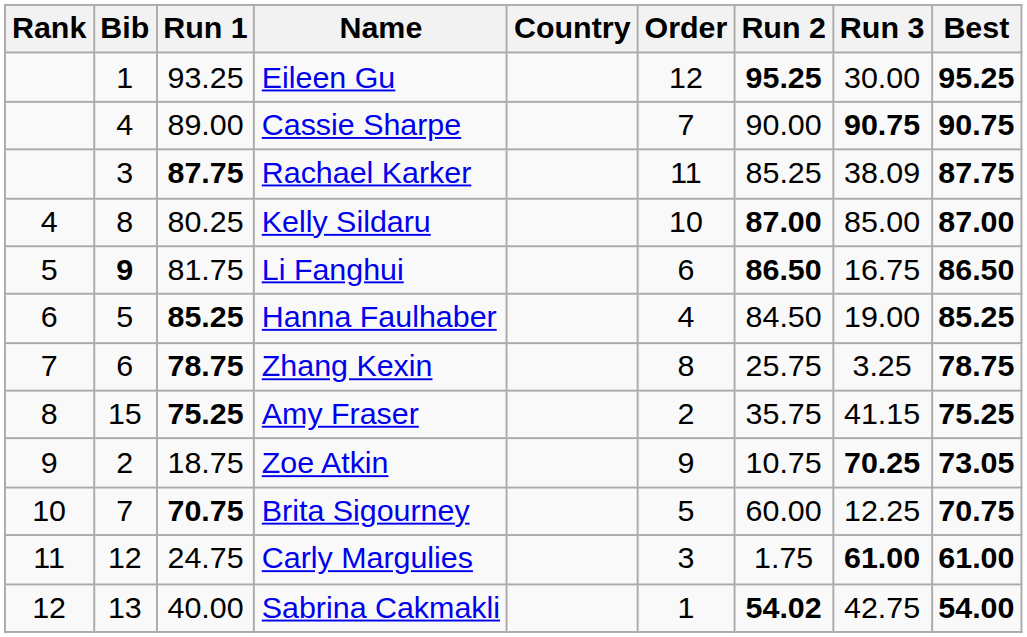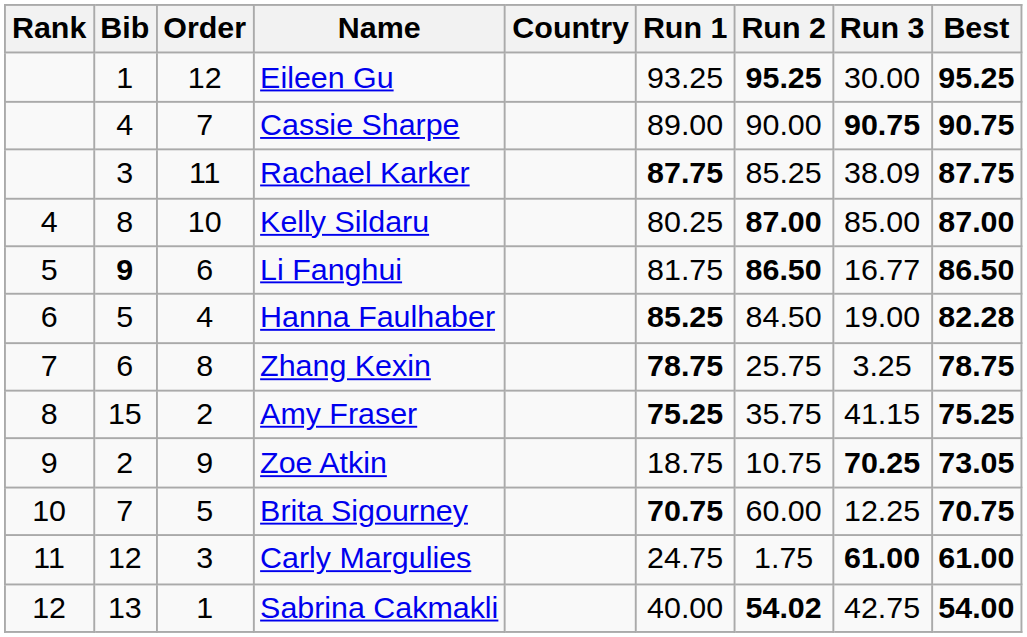columns swapped: (686, 28) <-> (206, 28)
(882, 269) 16.75 -> (882, 269) 16.77
(976, 317) 85.25 -> (976, 317) 82.28
